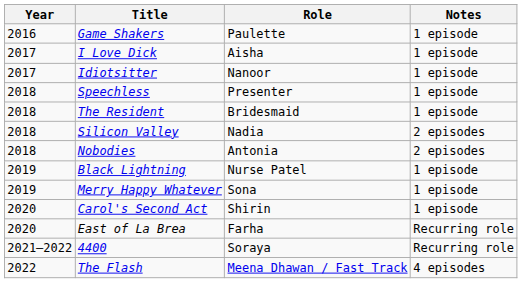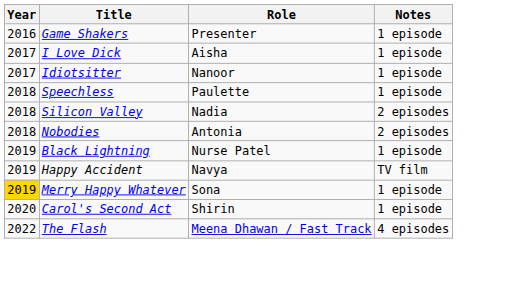(256, 34) Paulette -> (224, 34) Presenter
(260, 92) Presenter -> (220, 92) Paulette
- row: (121, 112)
+ row: (92, 170)
(22, 190) no background -> (22, 190) gold background
- row: (132, 229)
- row: (92, 248)
